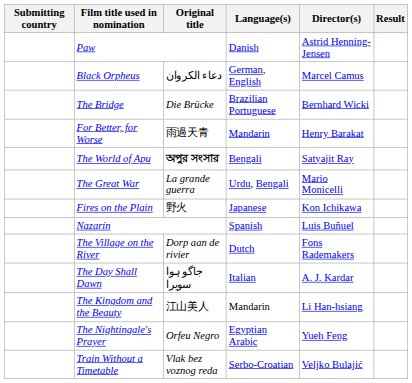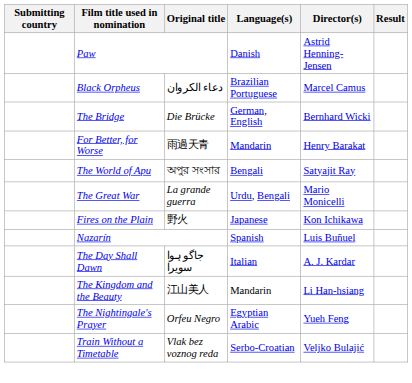(247, 76) German, English -> (254, 87) Brazilian Portuguese
(252, 104) Brazilian Portuguese -> (248, 116) German, English
(193, 158) bold -> (194, 170) normal
- row: (115, 248)
